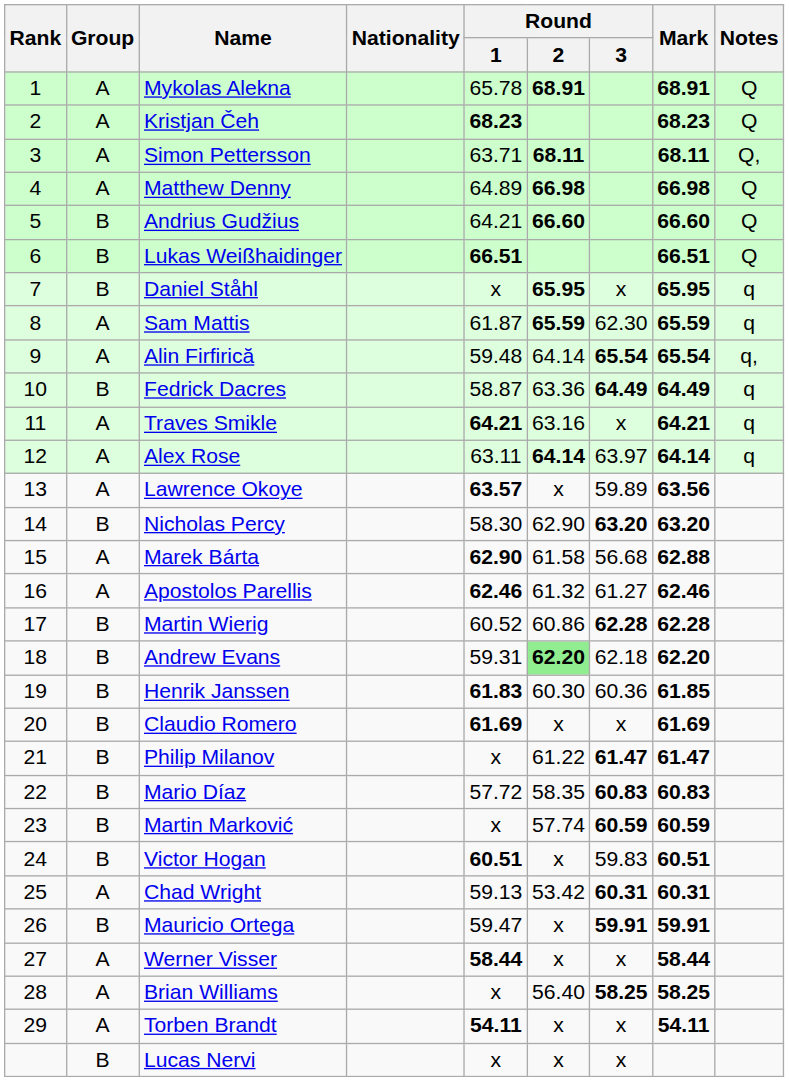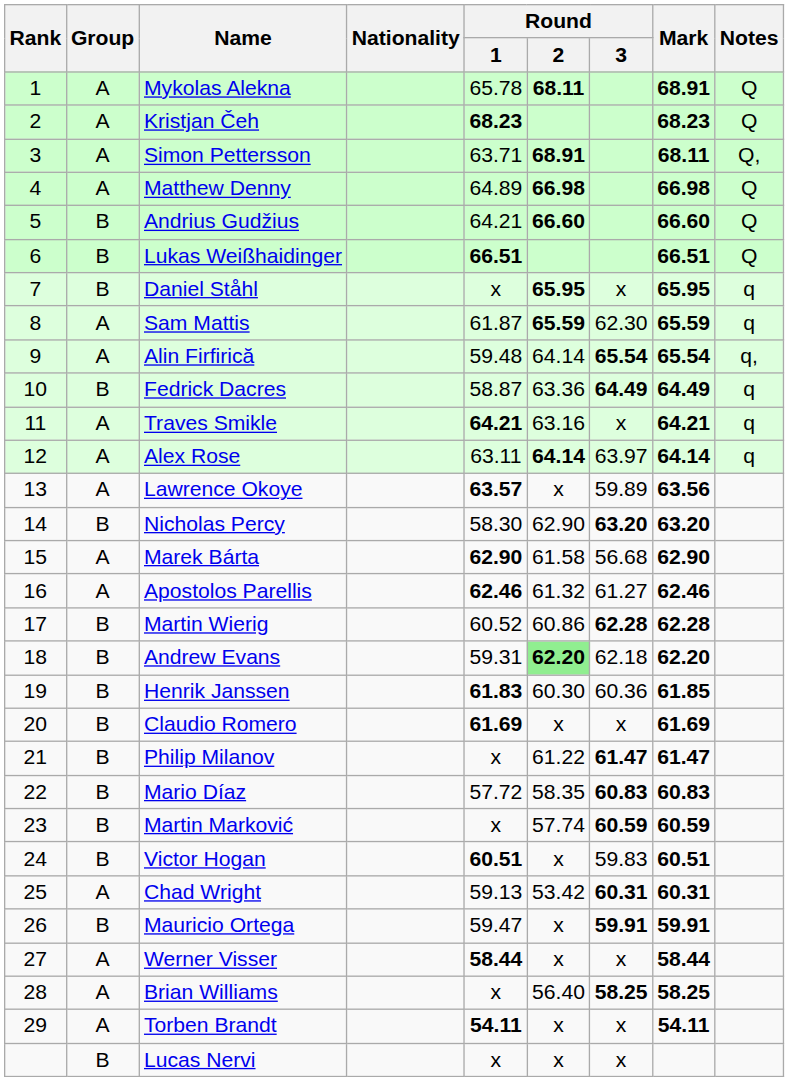(558, 88) 68.91 -> (558, 88) 68.11
(558, 155) 68.11 -> (558, 155) 68.91
(684, 557) 62.88 -> (684, 557) 62.90
